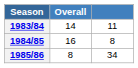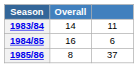(112, 41) 8 -> (112, 41) 6
(112, 55) 34 -> (112, 55) 37
